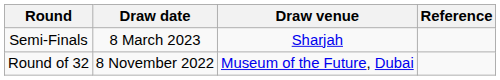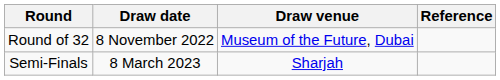rows swapped: (48, 63) <-> (48, 39)
